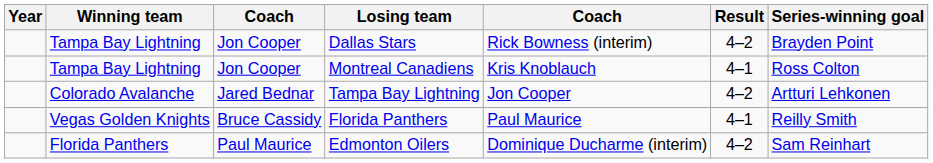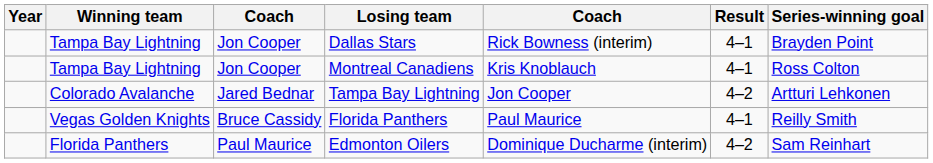(739, 42) 4–2 -> (739, 42) 4–1
